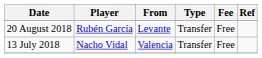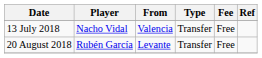rows swapped: (33, 45) <-> (39, 28)
